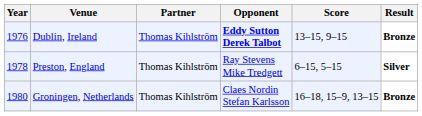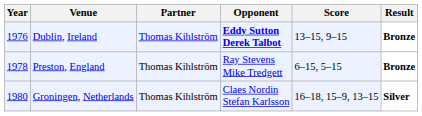(396, 66) Silver -> (399, 66) Bronze
(399, 96) Bronze -> (396, 96) Silver
